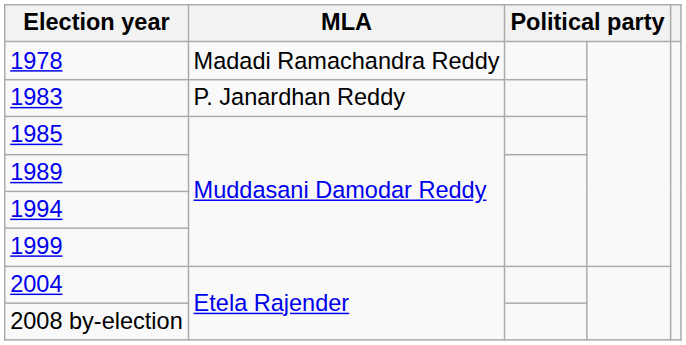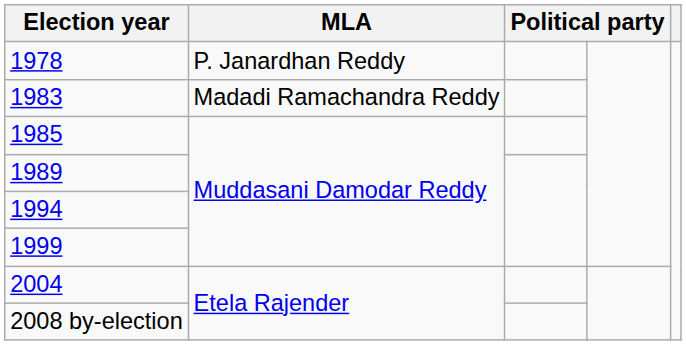(347, 60) Madadi Ramachandra Reddy -> (299, 60) P. Janardhan Reddy
(299, 97) P. Janardhan Reddy -> (347, 97) Madadi Ramachandra Reddy
